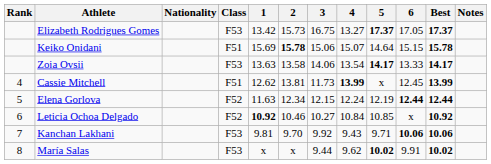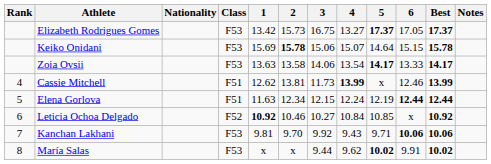(234, 47) F51 -> (234, 47) F53
(411, 82) 12.45 -> (411, 82) 12.46
(234, 99) F52 -> (234, 99) F51
